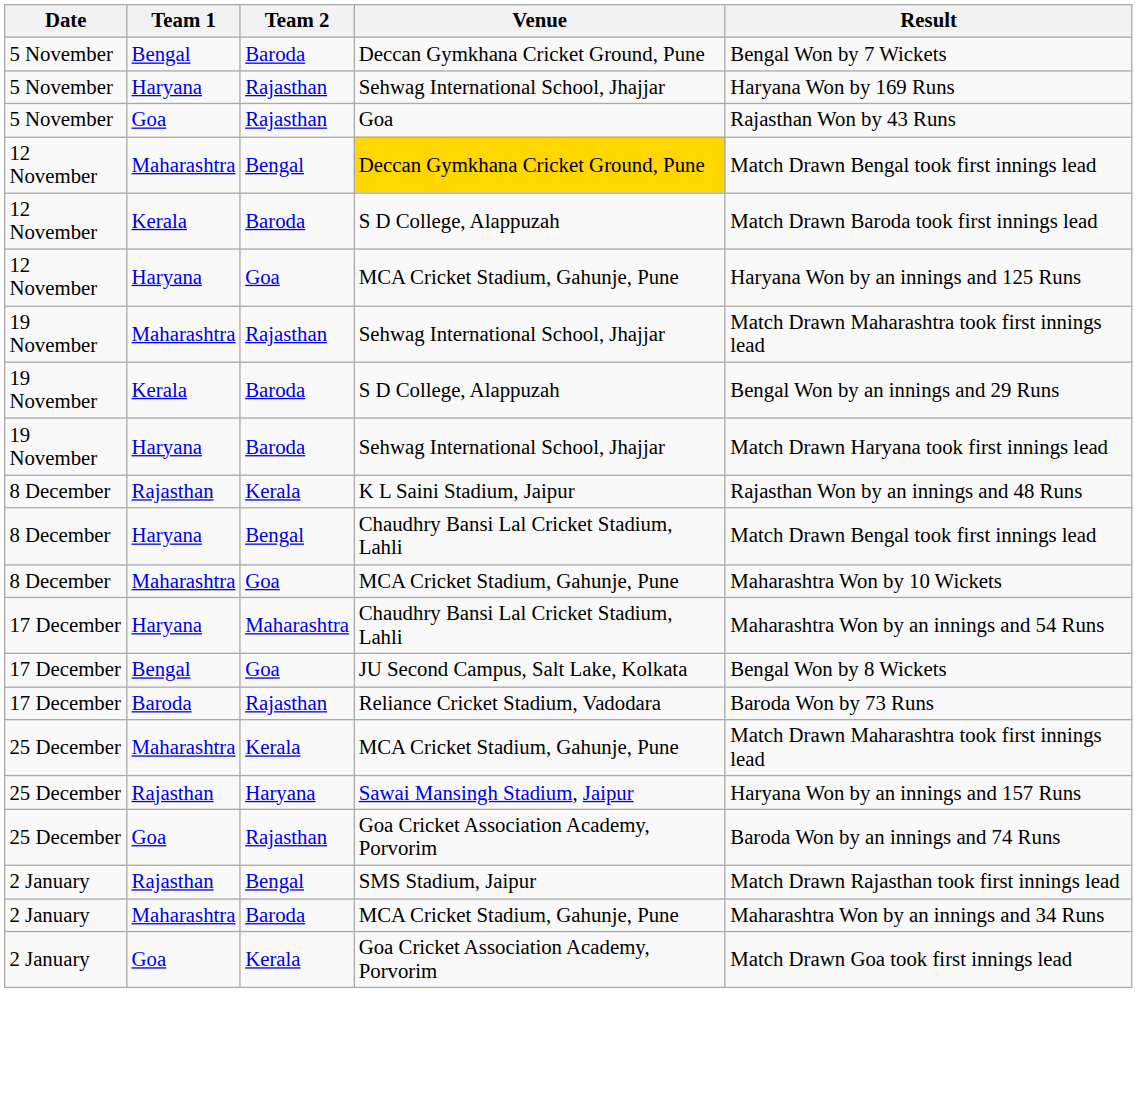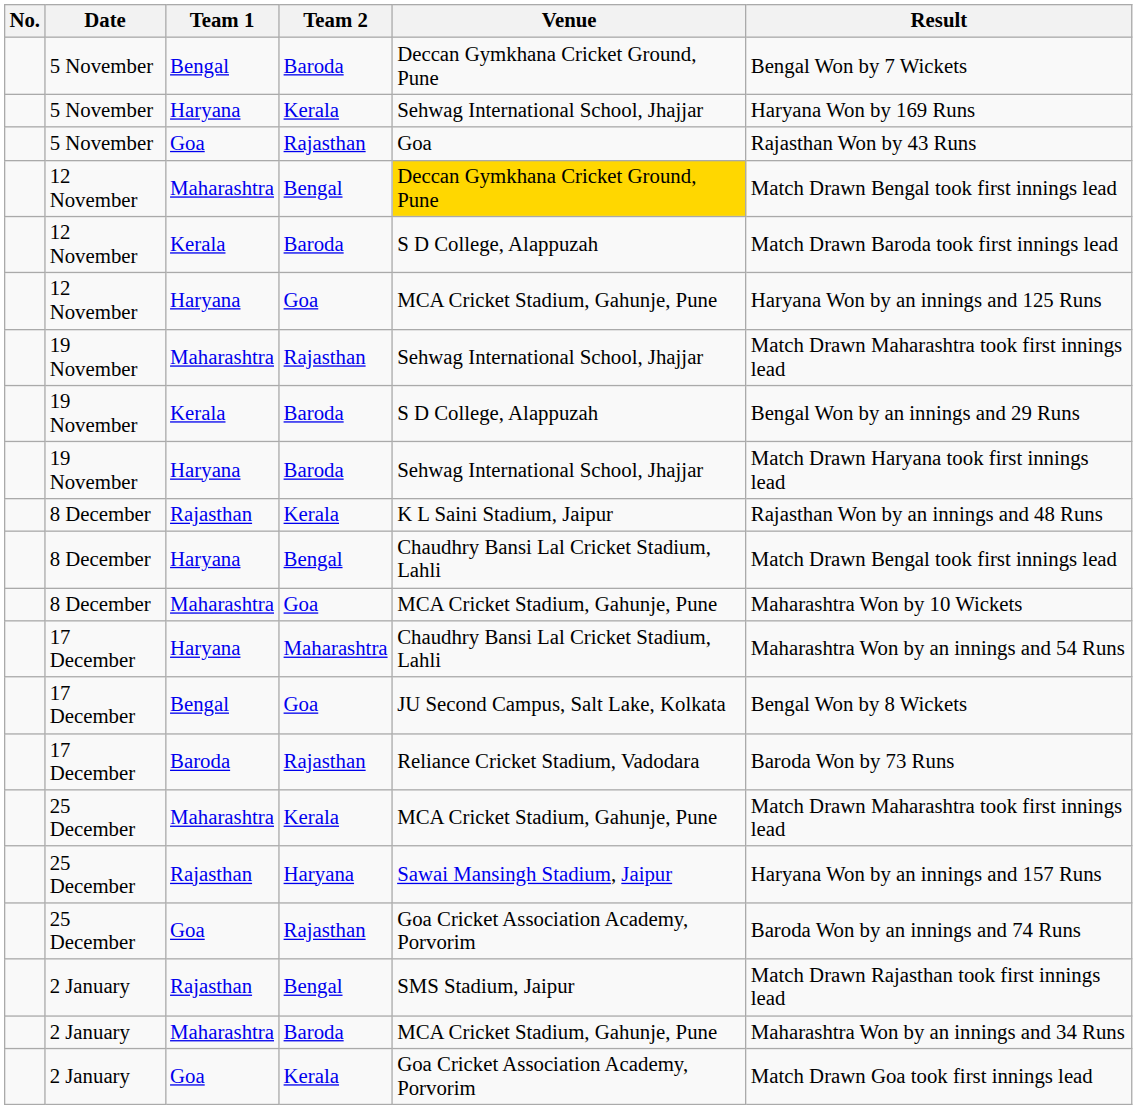+ column: (25, 20)
(286, 86) Rajasthan -> (311, 110) Kerala
